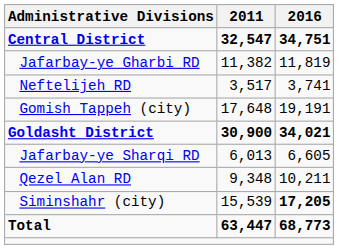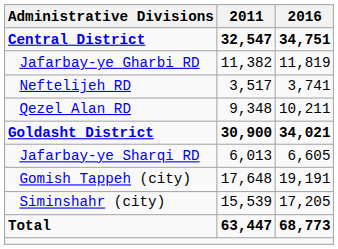rows swapped: (105, 109) <-> (75, 179)
(305, 203) bold -> (305, 203) normal
